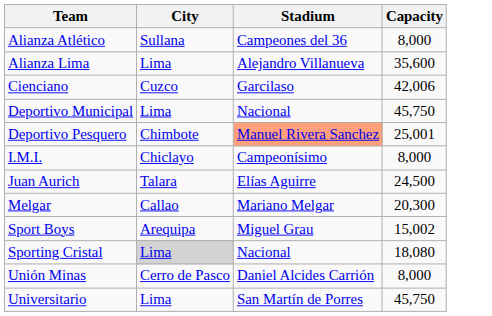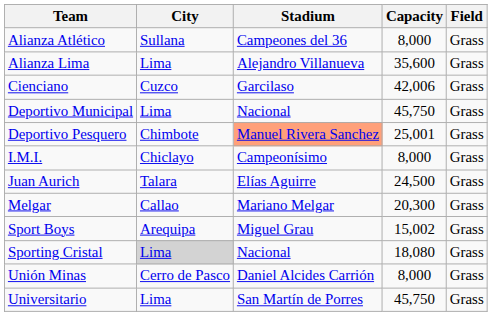+ column: (467, 16)
